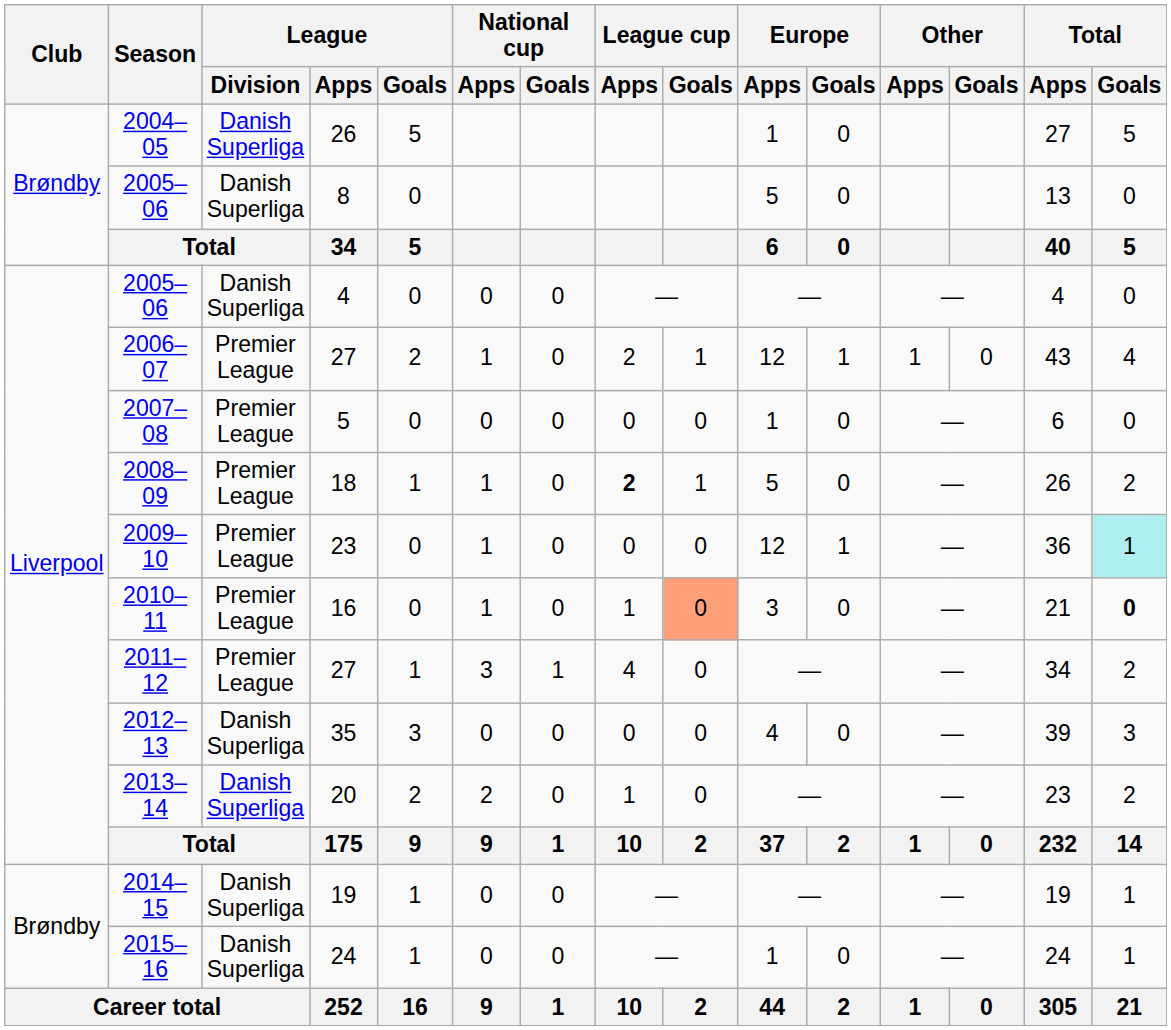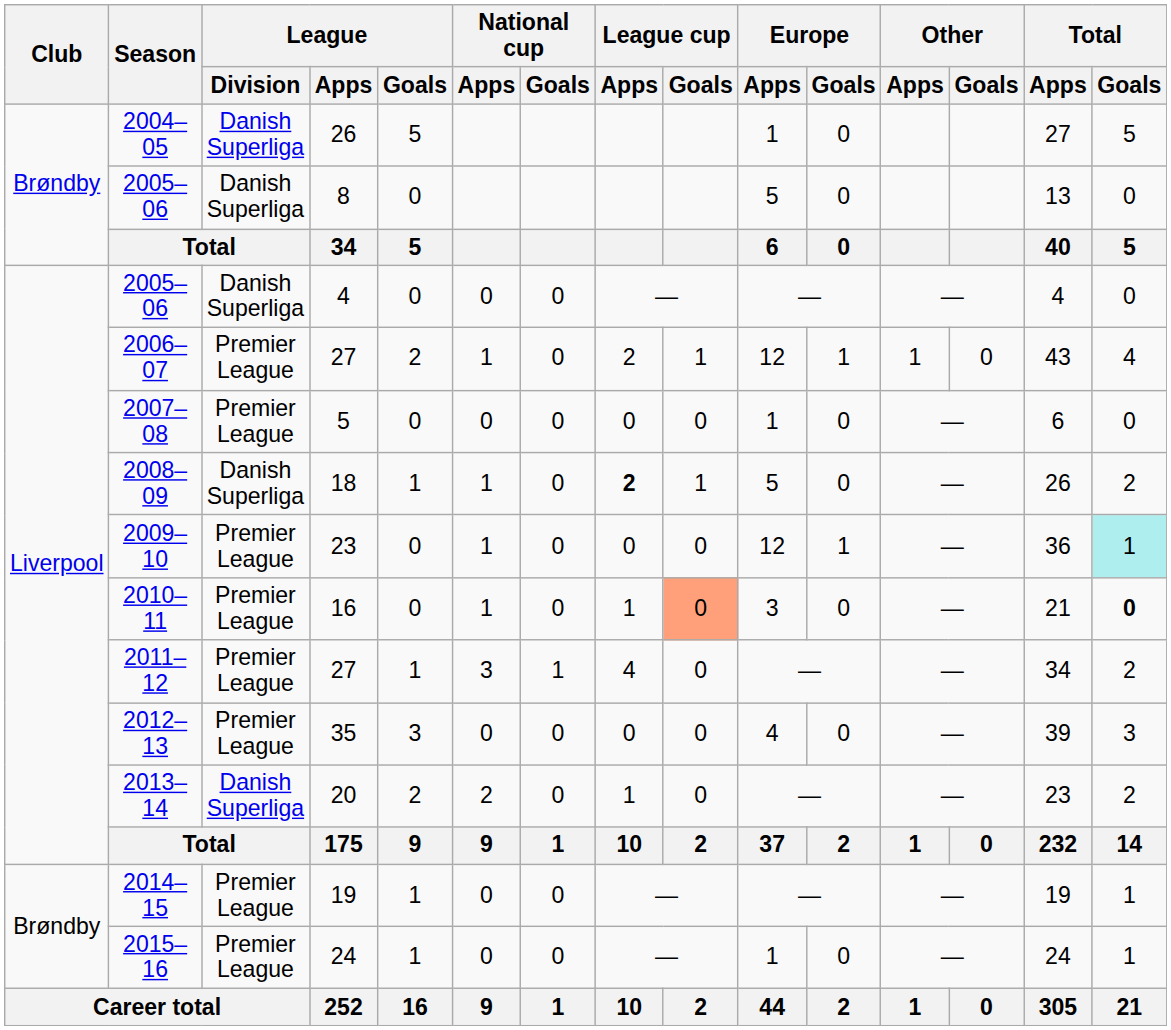(255, 483) Premier League -> (255, 483) Danish Superliga
(255, 733) Danish Superliga -> (255, 733) Premier League
(255, 894) Danish Superliga -> (255, 894) Premier League
(255, 957) Danish Superliga -> (255, 957) Premier League
